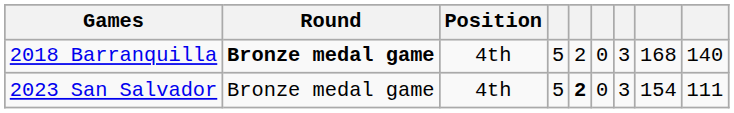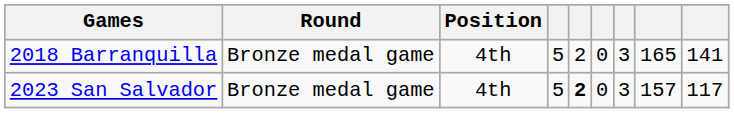(331, 56) bold -> (331, 56) normal
(658, 56) 168 -> (658, 56) 165
(705, 56) 140 -> (705, 56) 141
(658, 90) 154 -> (658, 90) 157
(705, 90) 111 -> (705, 90) 117
